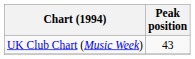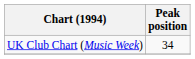(168, 44) 43 -> (168, 44) 34
